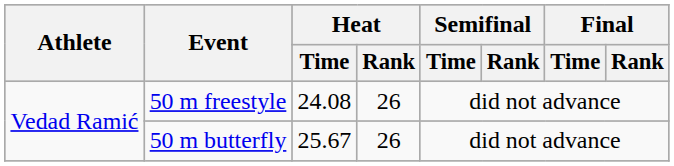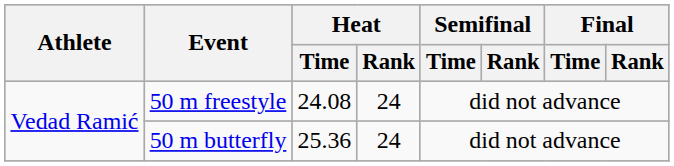(389, 101) 26 -> (389, 101) 24
(324, 140) 25.67 -> (324, 140) 25.36
(389, 140) 26 -> (389, 140) 24
